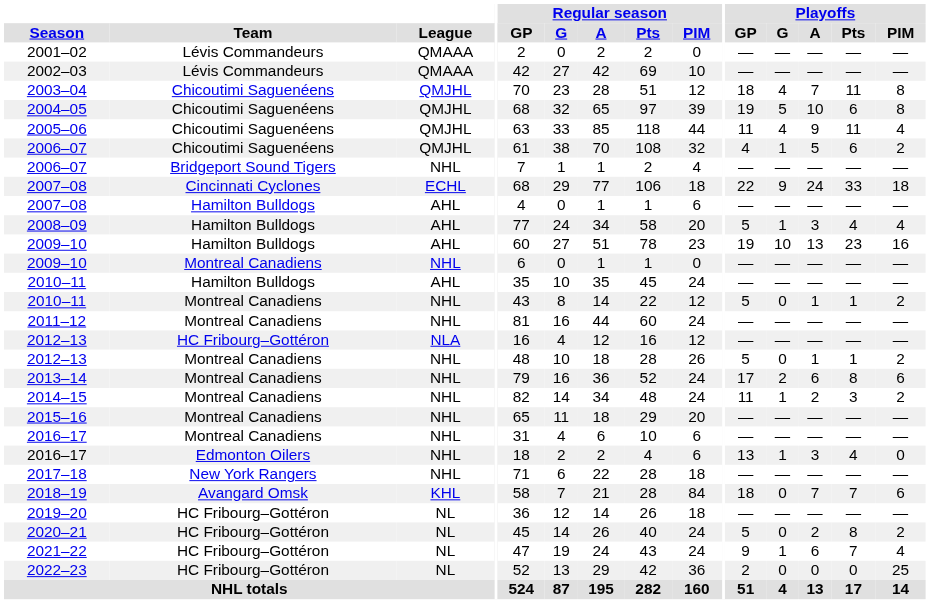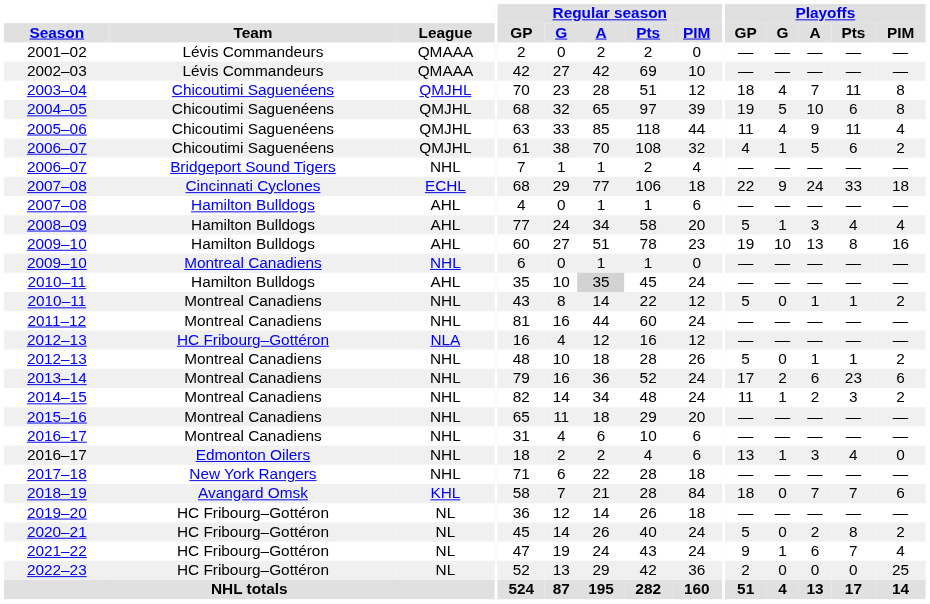(853, 244) 23 -> (853, 244) 8
(601, 282) no background -> (601, 282) lightgrey background
(853, 378) 8 -> (853, 378) 23
